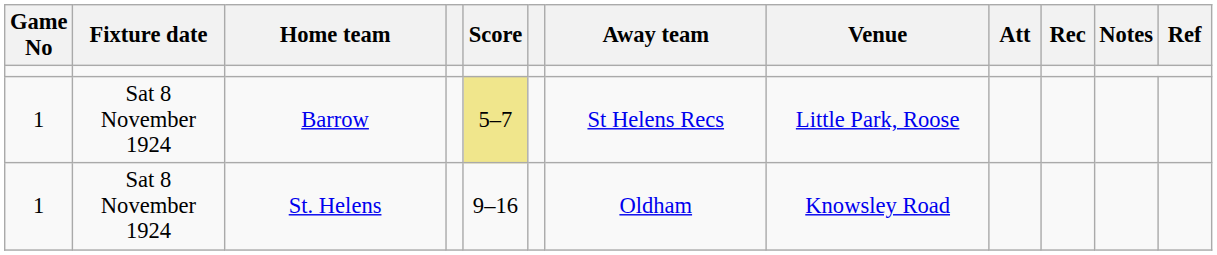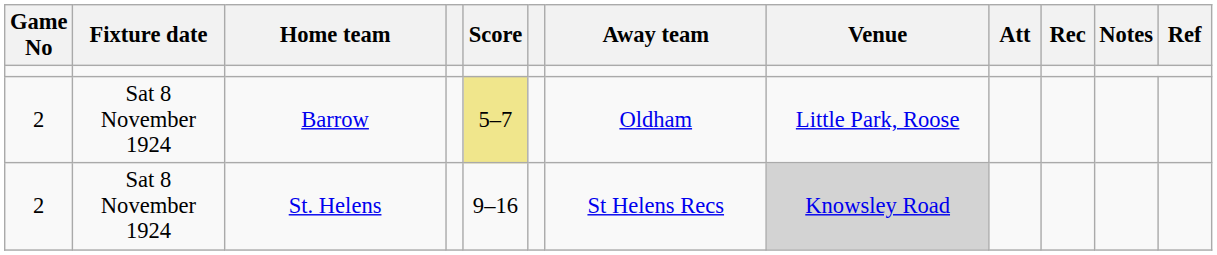(39, 119) 1 -> (39, 119) 2
(656, 119) St Helens Recs -> (656, 119) Oldham
(39, 205) 1 -> (39, 205) 2
(656, 205) Oldham -> (656, 205) St Helens Recs
(878, 205) no background -> (878, 205) lightgrey background
